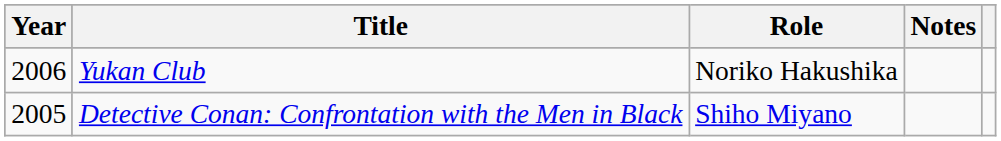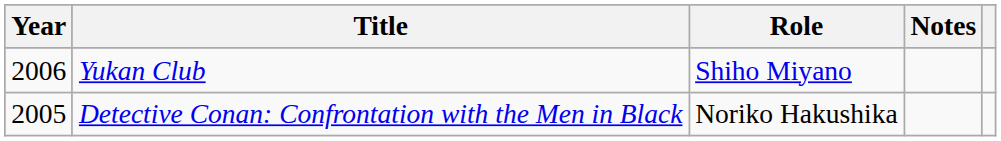(796, 69) Noriko Hakushika -> (774, 69) Shiho Miyano
(774, 113) Shiho Miyano -> (796, 113) Noriko Hakushika
